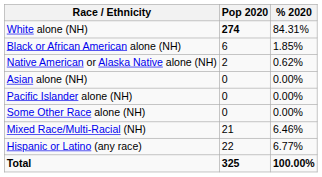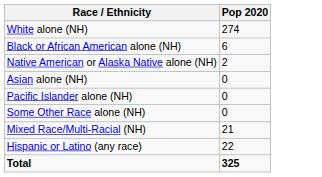- column: (294, 12)
(231, 29) bold -> (231, 29) normal
